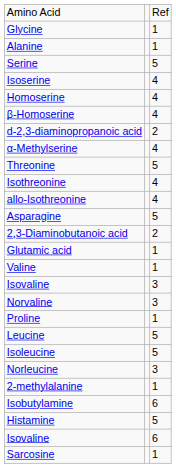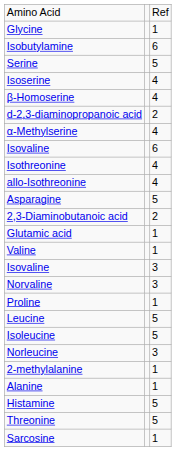rows swapped: (25, 47) <-> (40, 404)
- row: (36, 98)
rows swapped: (31, 166) <-> (28, 438)
